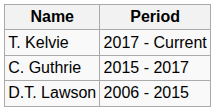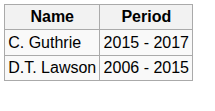- row: (38, 42)
